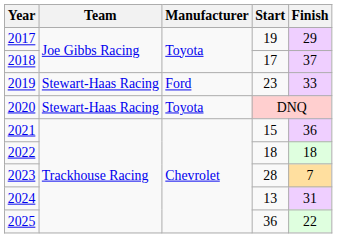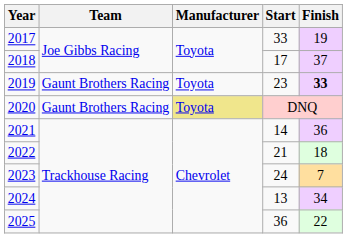(270, 39) 19 -> (281, 39) 33
(310, 39) 29 -> (320, 39) 19
(100, 84) Stewart-Haas Racing -> (106, 84) Gaunt Brothers Racing
(178, 84) Ford -> (195, 84) Toyota
(310, 84) normal -> (320, 84) bold
(100, 107) Stewart-Haas Racing -> (106, 107) Gaunt Brothers Racing
(184, 107) no background -> (195, 107) khaki background
(270, 130) 15 -> (281, 130) 14
(270, 153) 18 -> (281, 153) 21
(270, 175) 28 -> (281, 175) 24
(310, 198) 31 -> (320, 198) 34
